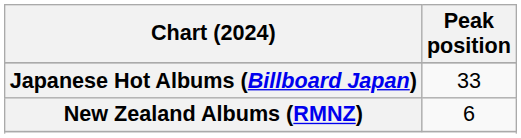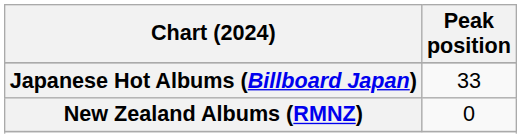(469, 114) 6 -> (469, 114) 0
